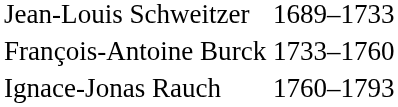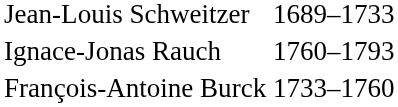rows swapped: (135, 51) <-> (113, 88)
